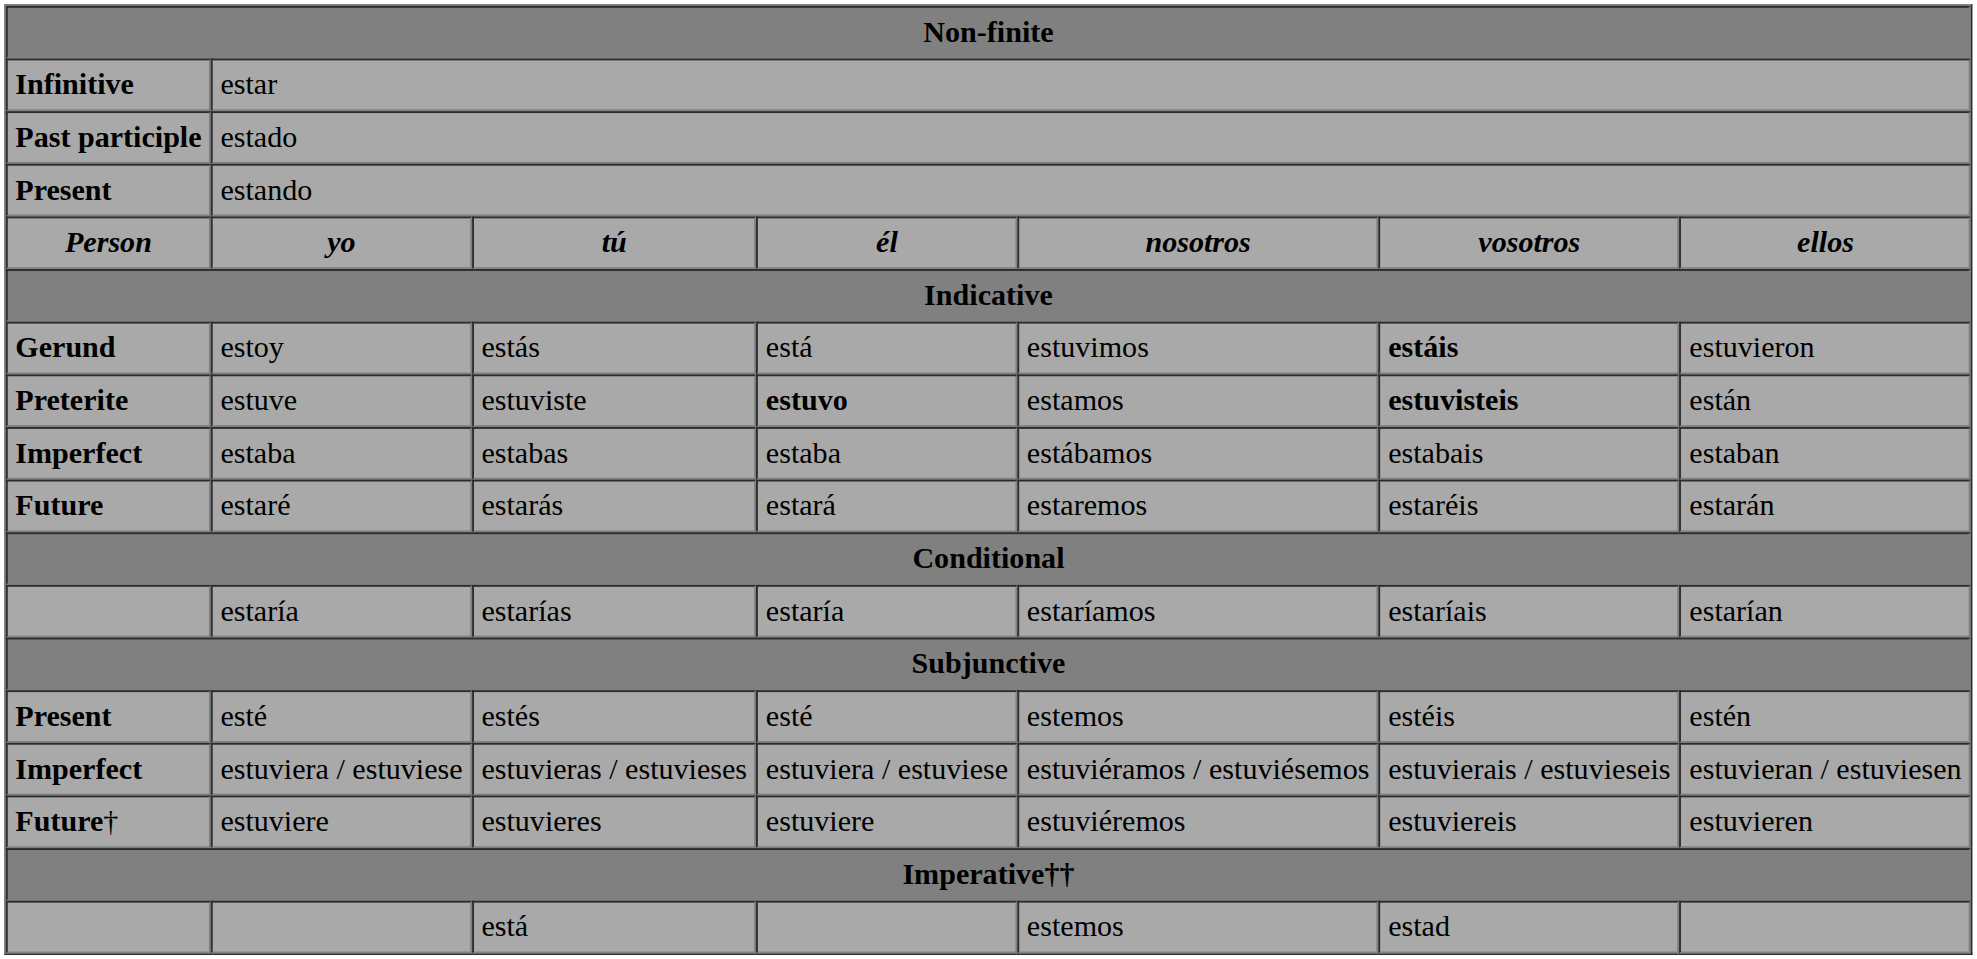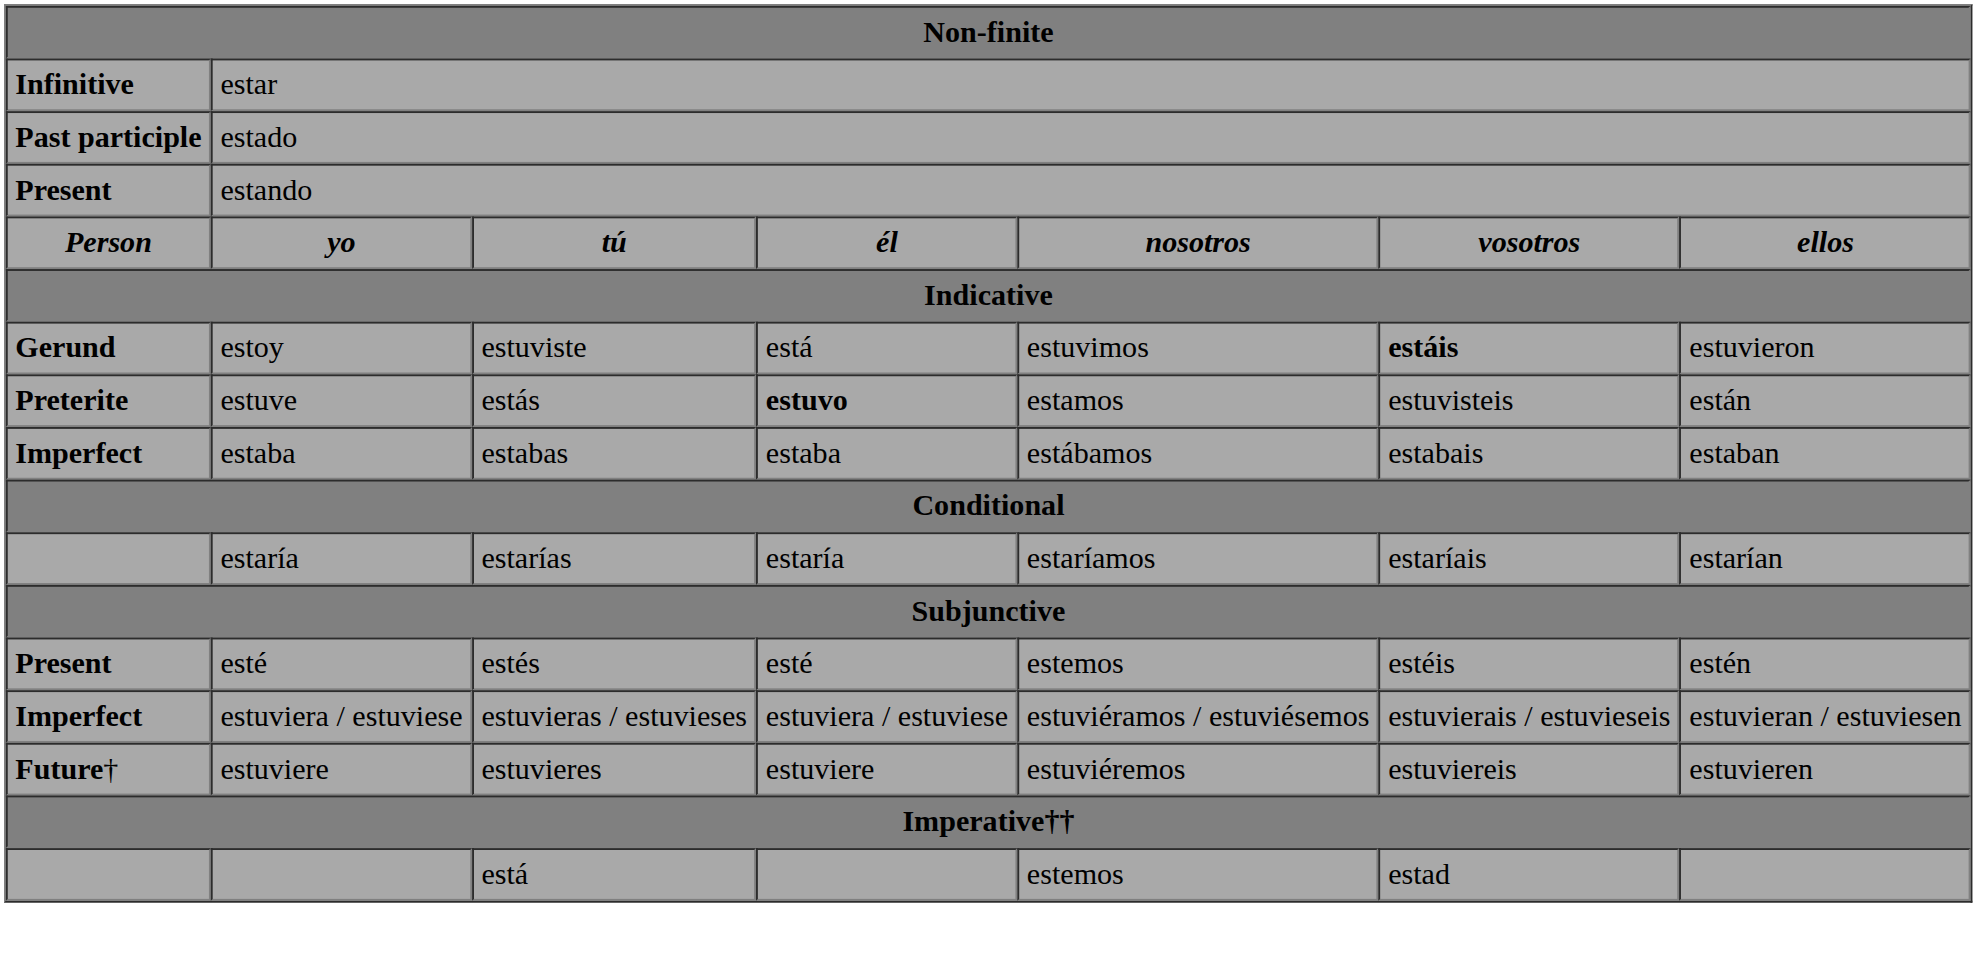(511, 347) estás -> (534, 347) estuviste
(534, 400) estuviste -> (511, 400) estás
(1453, 400) bold -> (1451, 400) normal
- row: (255, 505)
